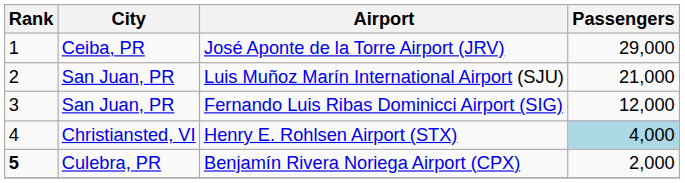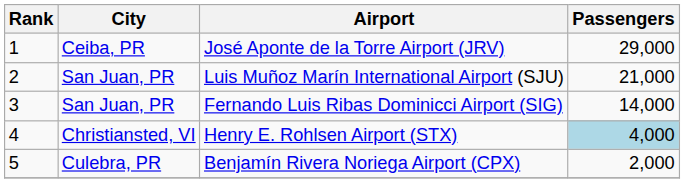(647, 105) 12,000 -> (647, 105) 14,000
(14, 163) bold -> (14, 163) normal
